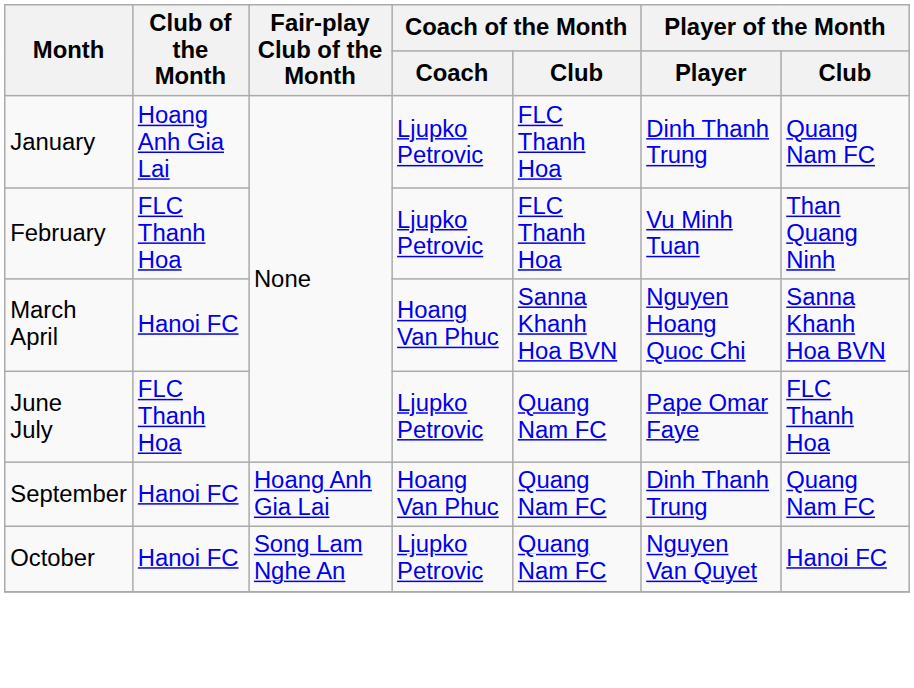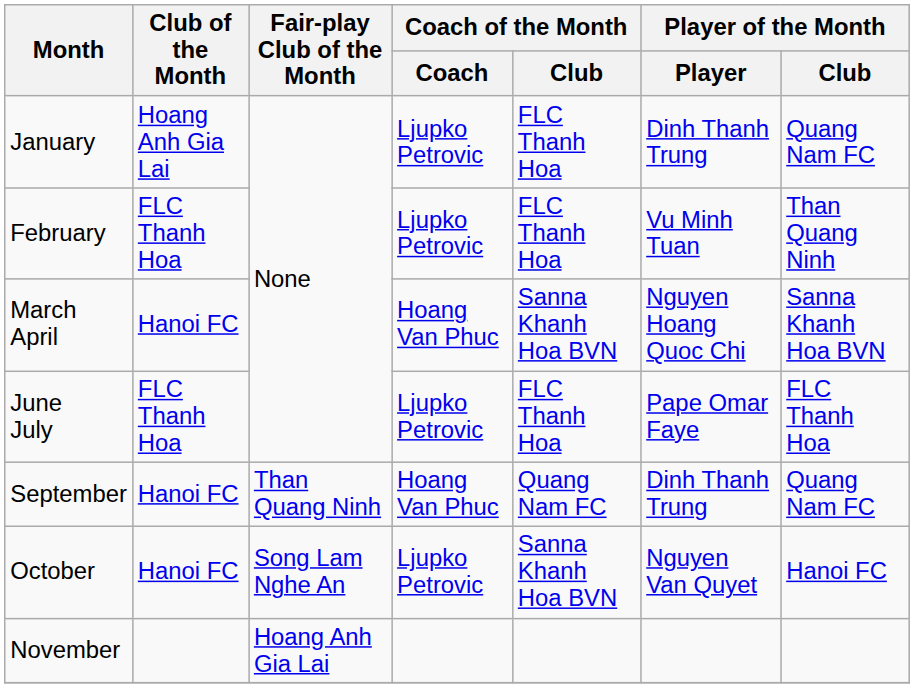(562, 416) Quang Nam FC -> (552, 416) FLC Thanh Hoa
(313, 494) Hoang Anh Gia Lai -> (317, 494) Than Quang Ninh
(562, 558) Quang Nam FC -> (568, 572) Sanna Khanh Hoa BVN
+ row: (65, 650)
